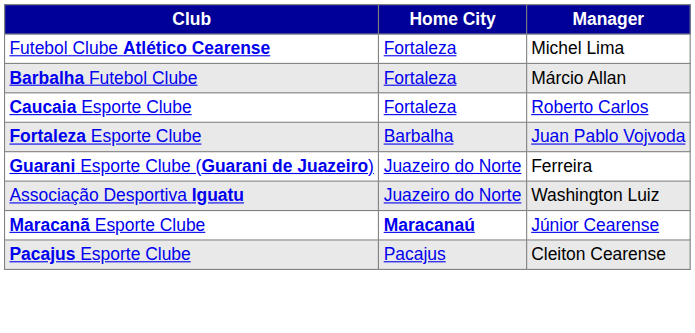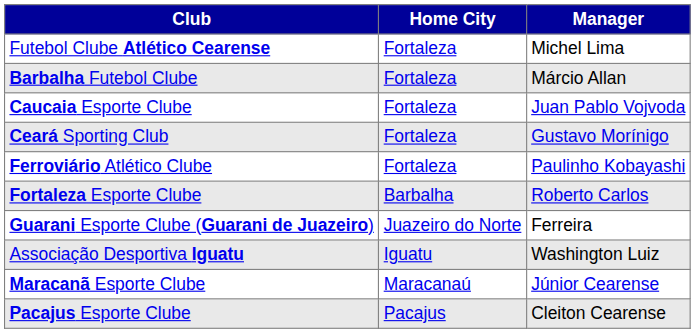(590, 107) Roberto Carlos -> (608, 107) Juan Pablo Vojvoda
+ row: (89, 136)
+ row: (111, 166)
(608, 136) Juan Pablo Vojvoda -> (590, 195) Roberto Carlos
(453, 195) Juazeiro do Norte -> (408, 254) Iguatu
(429, 225) bold -> (427, 284) normal
